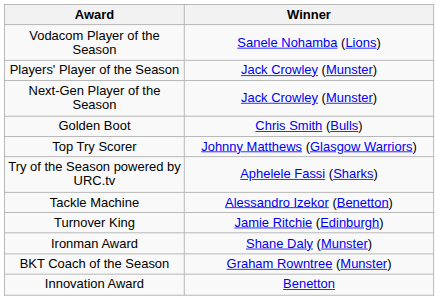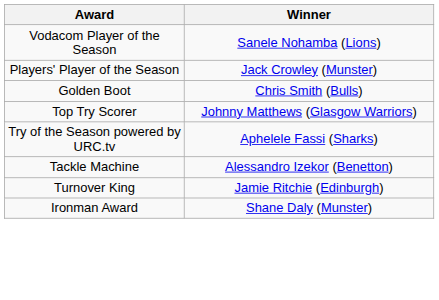- row: (94, 98)
- row: (94, 264)
- row: (94, 284)
